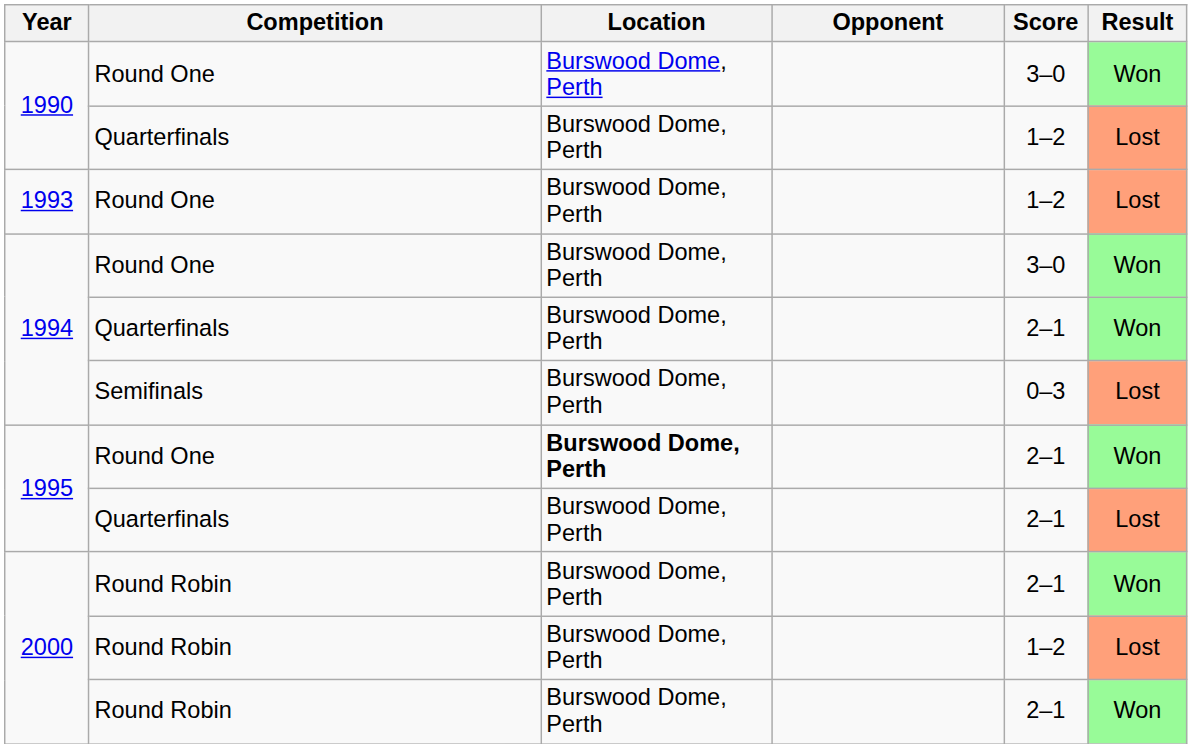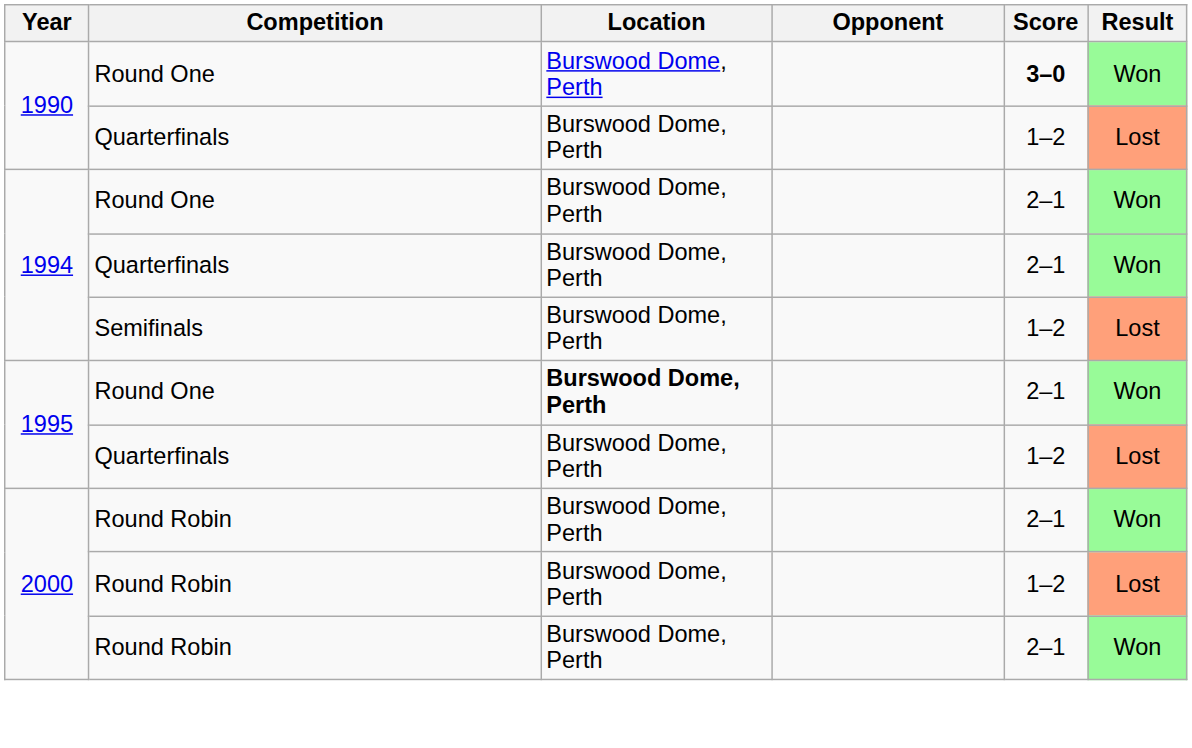(1046, 73) normal -> (1046, 73) bold
- row: (47, 201)
(1046, 264) 3–0 -> (1046, 201) 2–1
(1046, 392) 0–3 -> (1046, 328) 1–2
(1046, 520) 2–1 -> (1046, 456) 1–2
